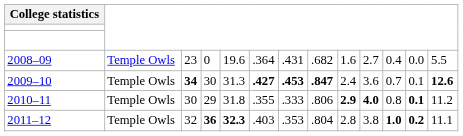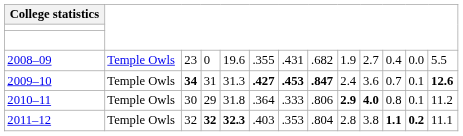(263, 60) .364 -> (263, 60) .355
(348, 60) 1.6 -> (348, 60) 1.9
(210, 80) 30 -> (210, 80) 31
(263, 100) .355 -> (263, 100) .364
(416, 100) bold -> (416, 100) normal
(210, 120) 36 -> (210, 120) 32
(394, 120) 1.0 -> (394, 120) 1.1
